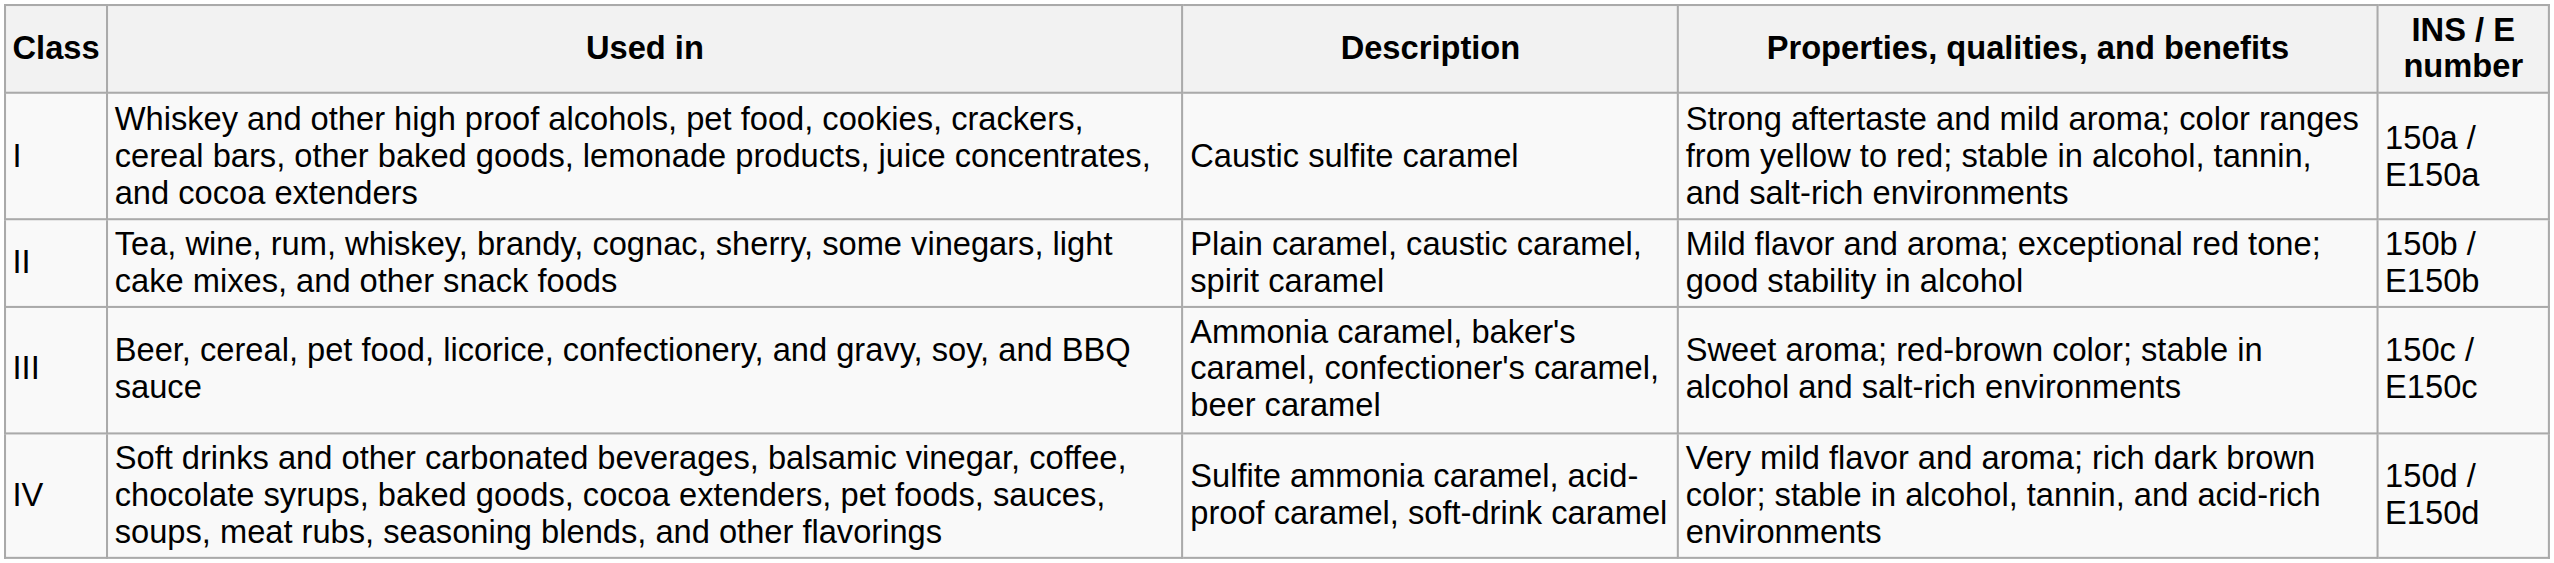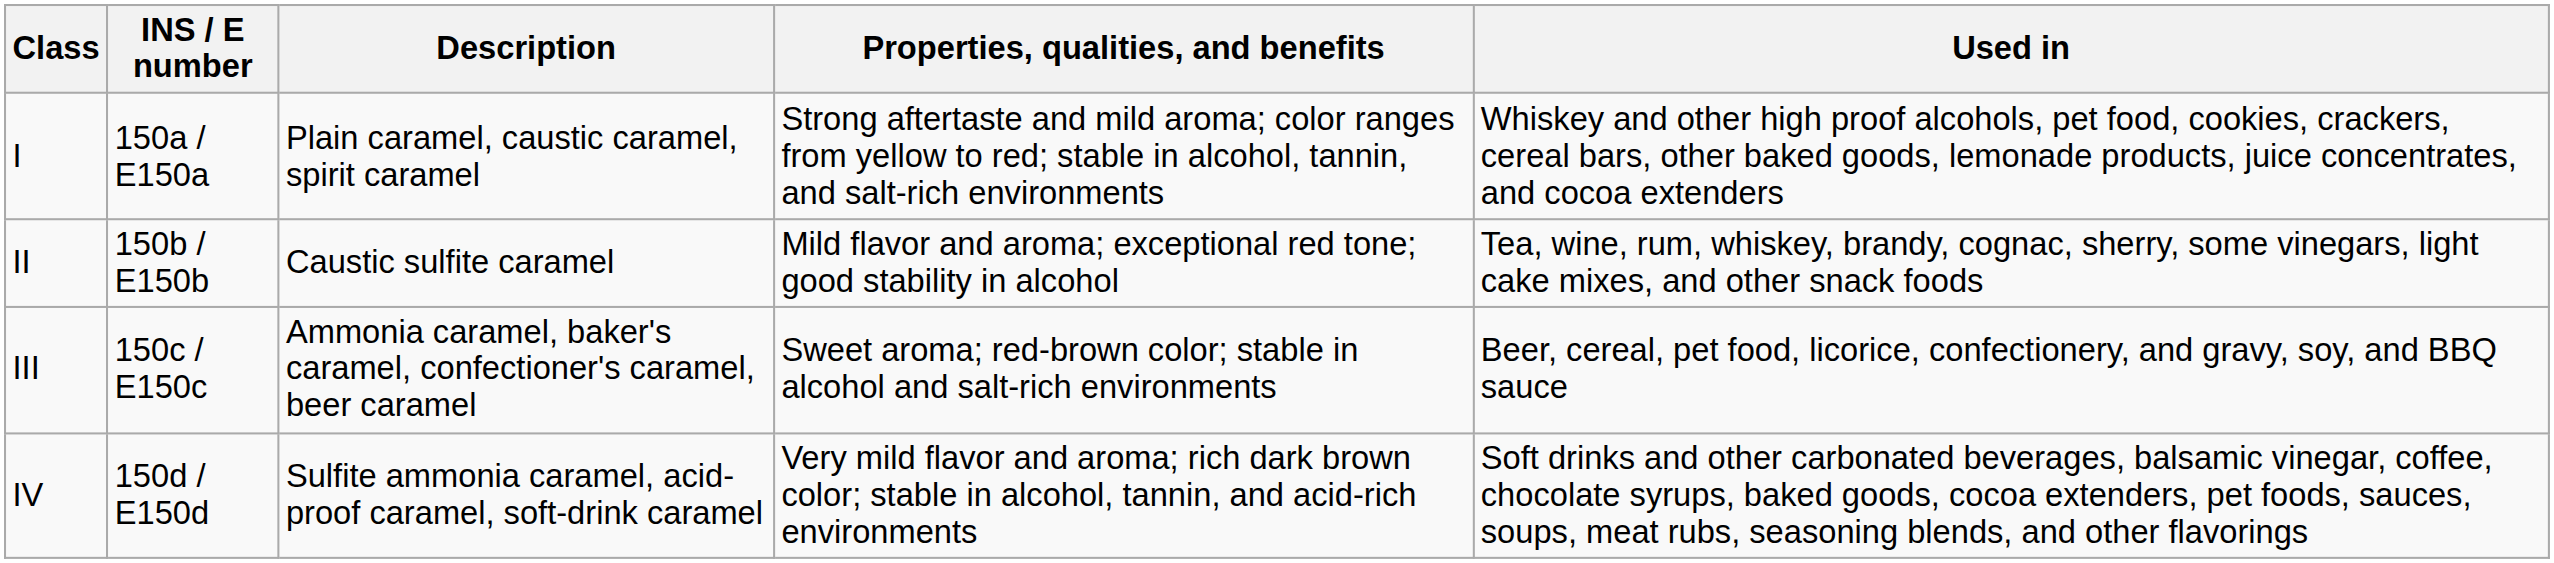columns swapped: (2463, 48) <-> (645, 48)
(1354, 155) Caustic sulfite caramel -> (512, 155) Plain caramel, caustic caramel, spirit caramel
(1416, 262) Plain caramel, caustic caramel, spirit caramel -> (450, 262) Caustic sulfite caramel
